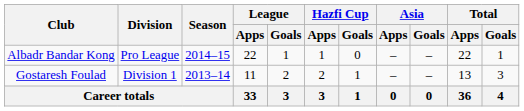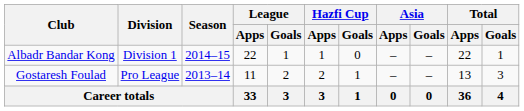(150, 55) Pro League -> (150, 55) Division 1
(150, 75) Division 1 -> (150, 75) Pro League
